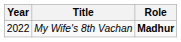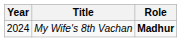(18, 28) 2022 -> (18, 28) 2024
